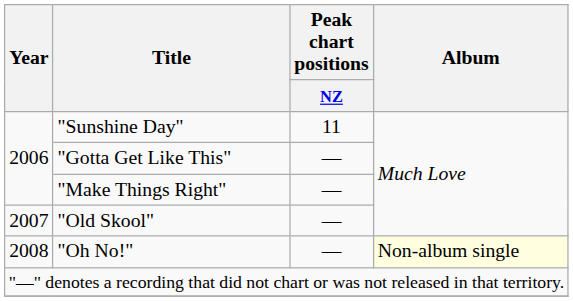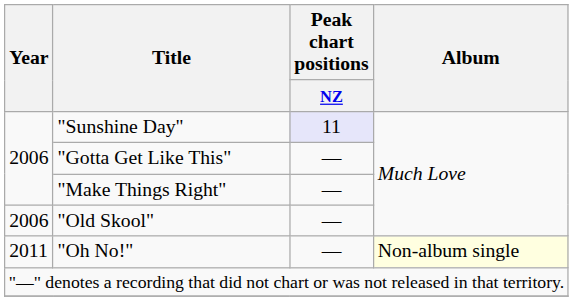(331, 126) no background -> (331, 126) lavender background
(29, 220) 2007 -> (29, 220) 2006
(29, 251) 2008 -> (28, 251) 2011
